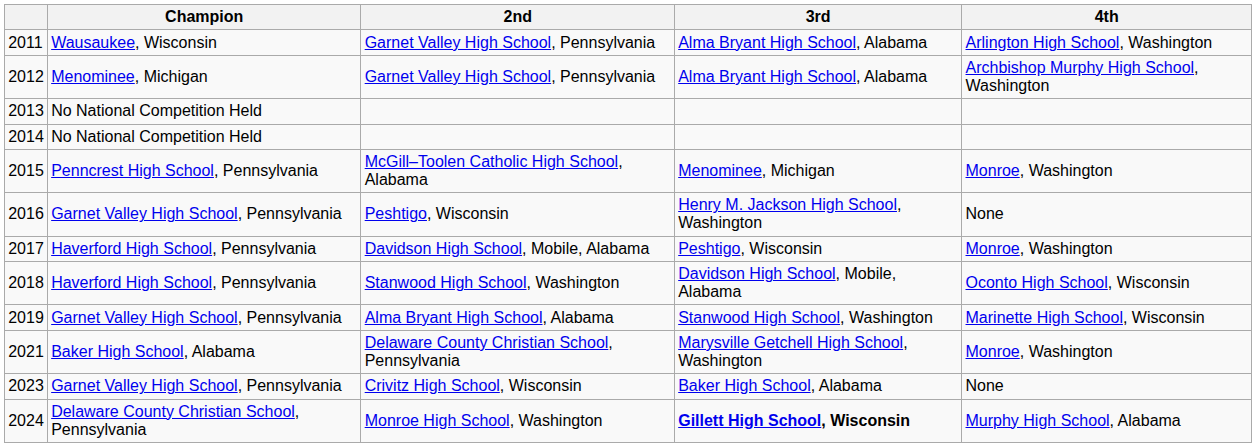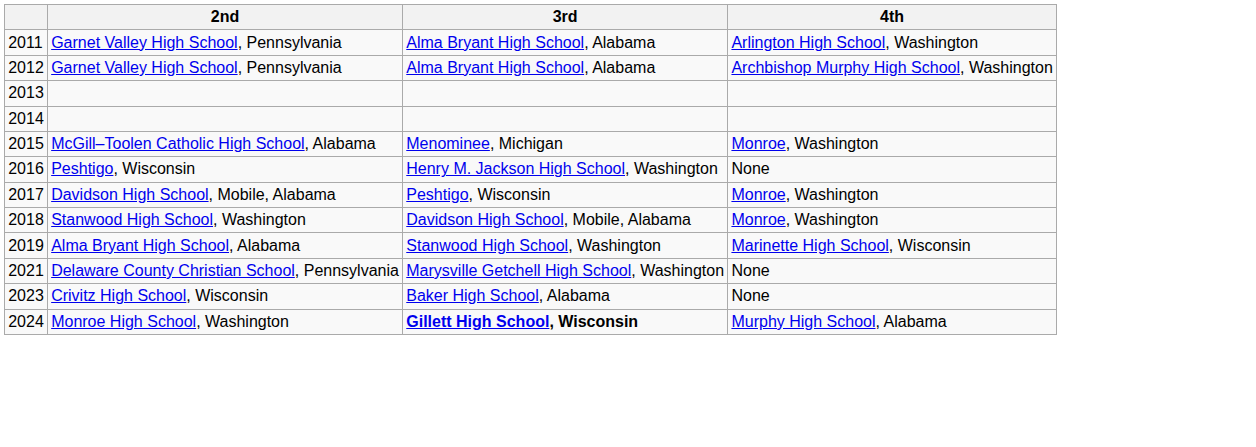- column: (204, 17)
(1078, 283) Oconto High School, Wisconsin -> (805, 220) Monroe, Washington
(1039, 351) Monroe, Washington -> (751, 270) None
